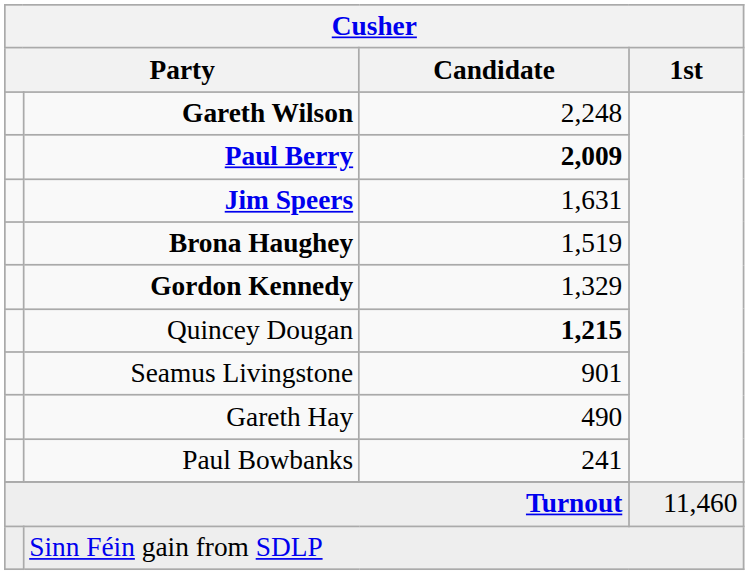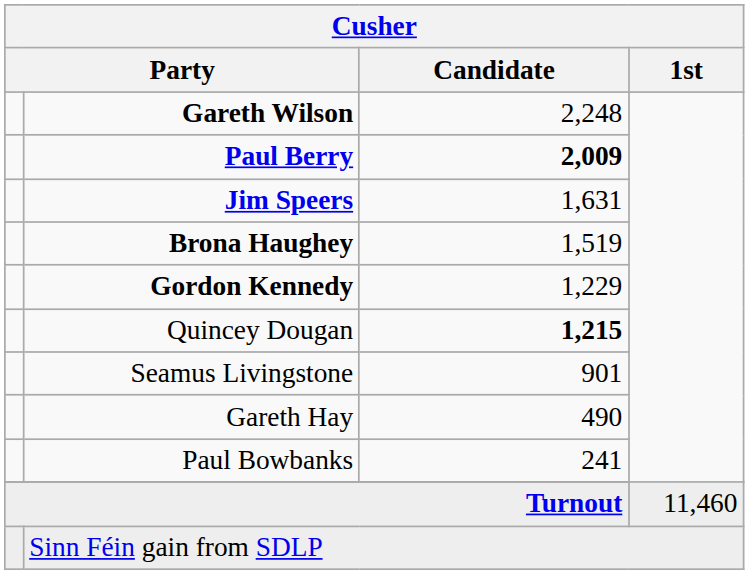(591, 286) 1,329 -> (591, 286) 1,229
